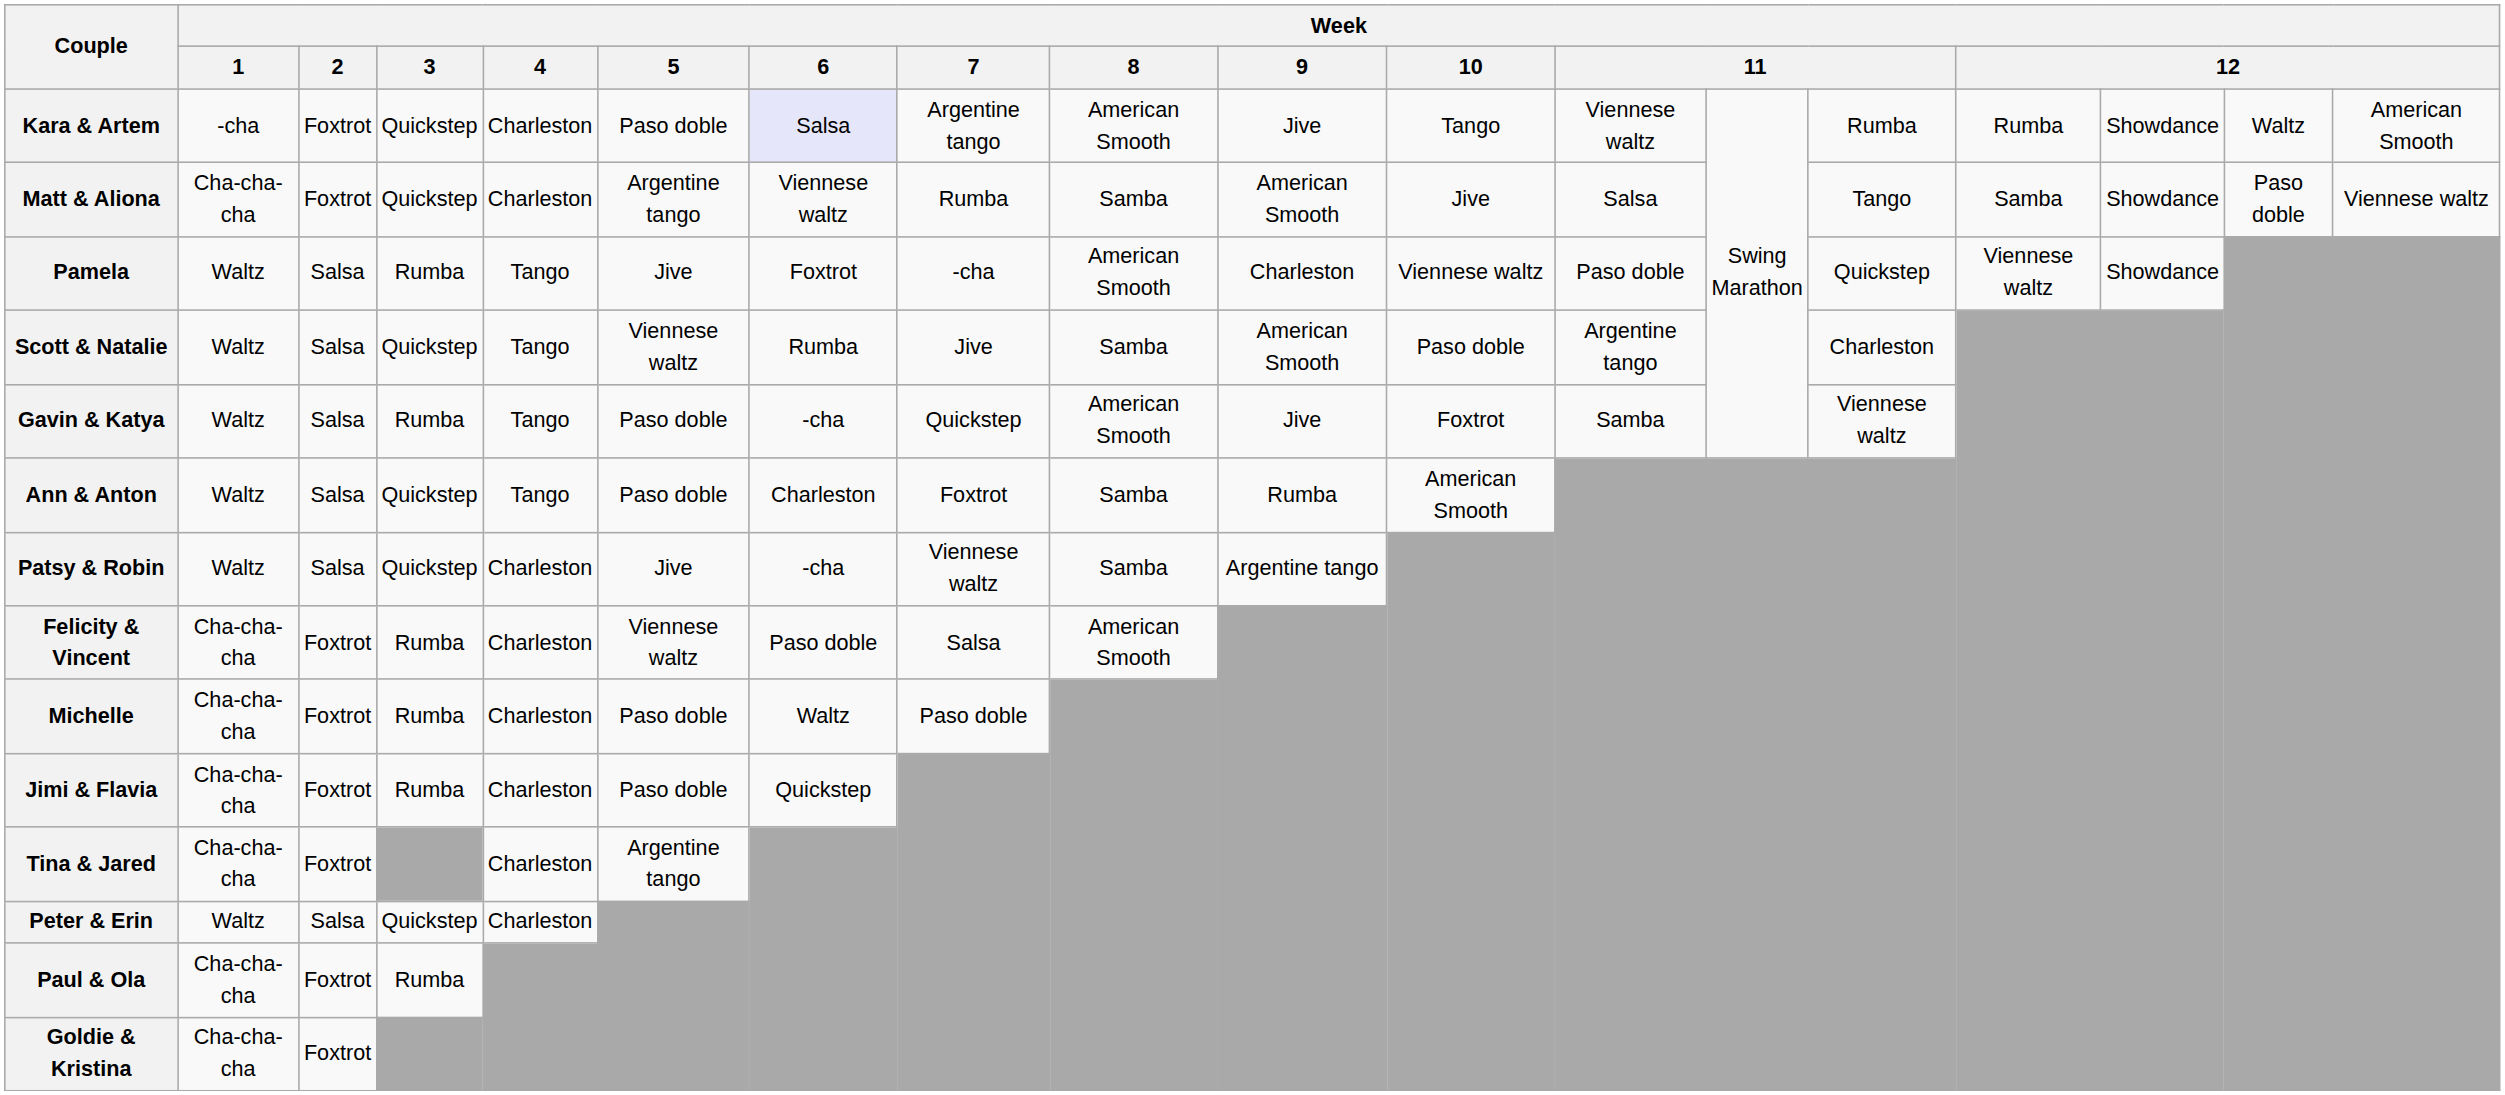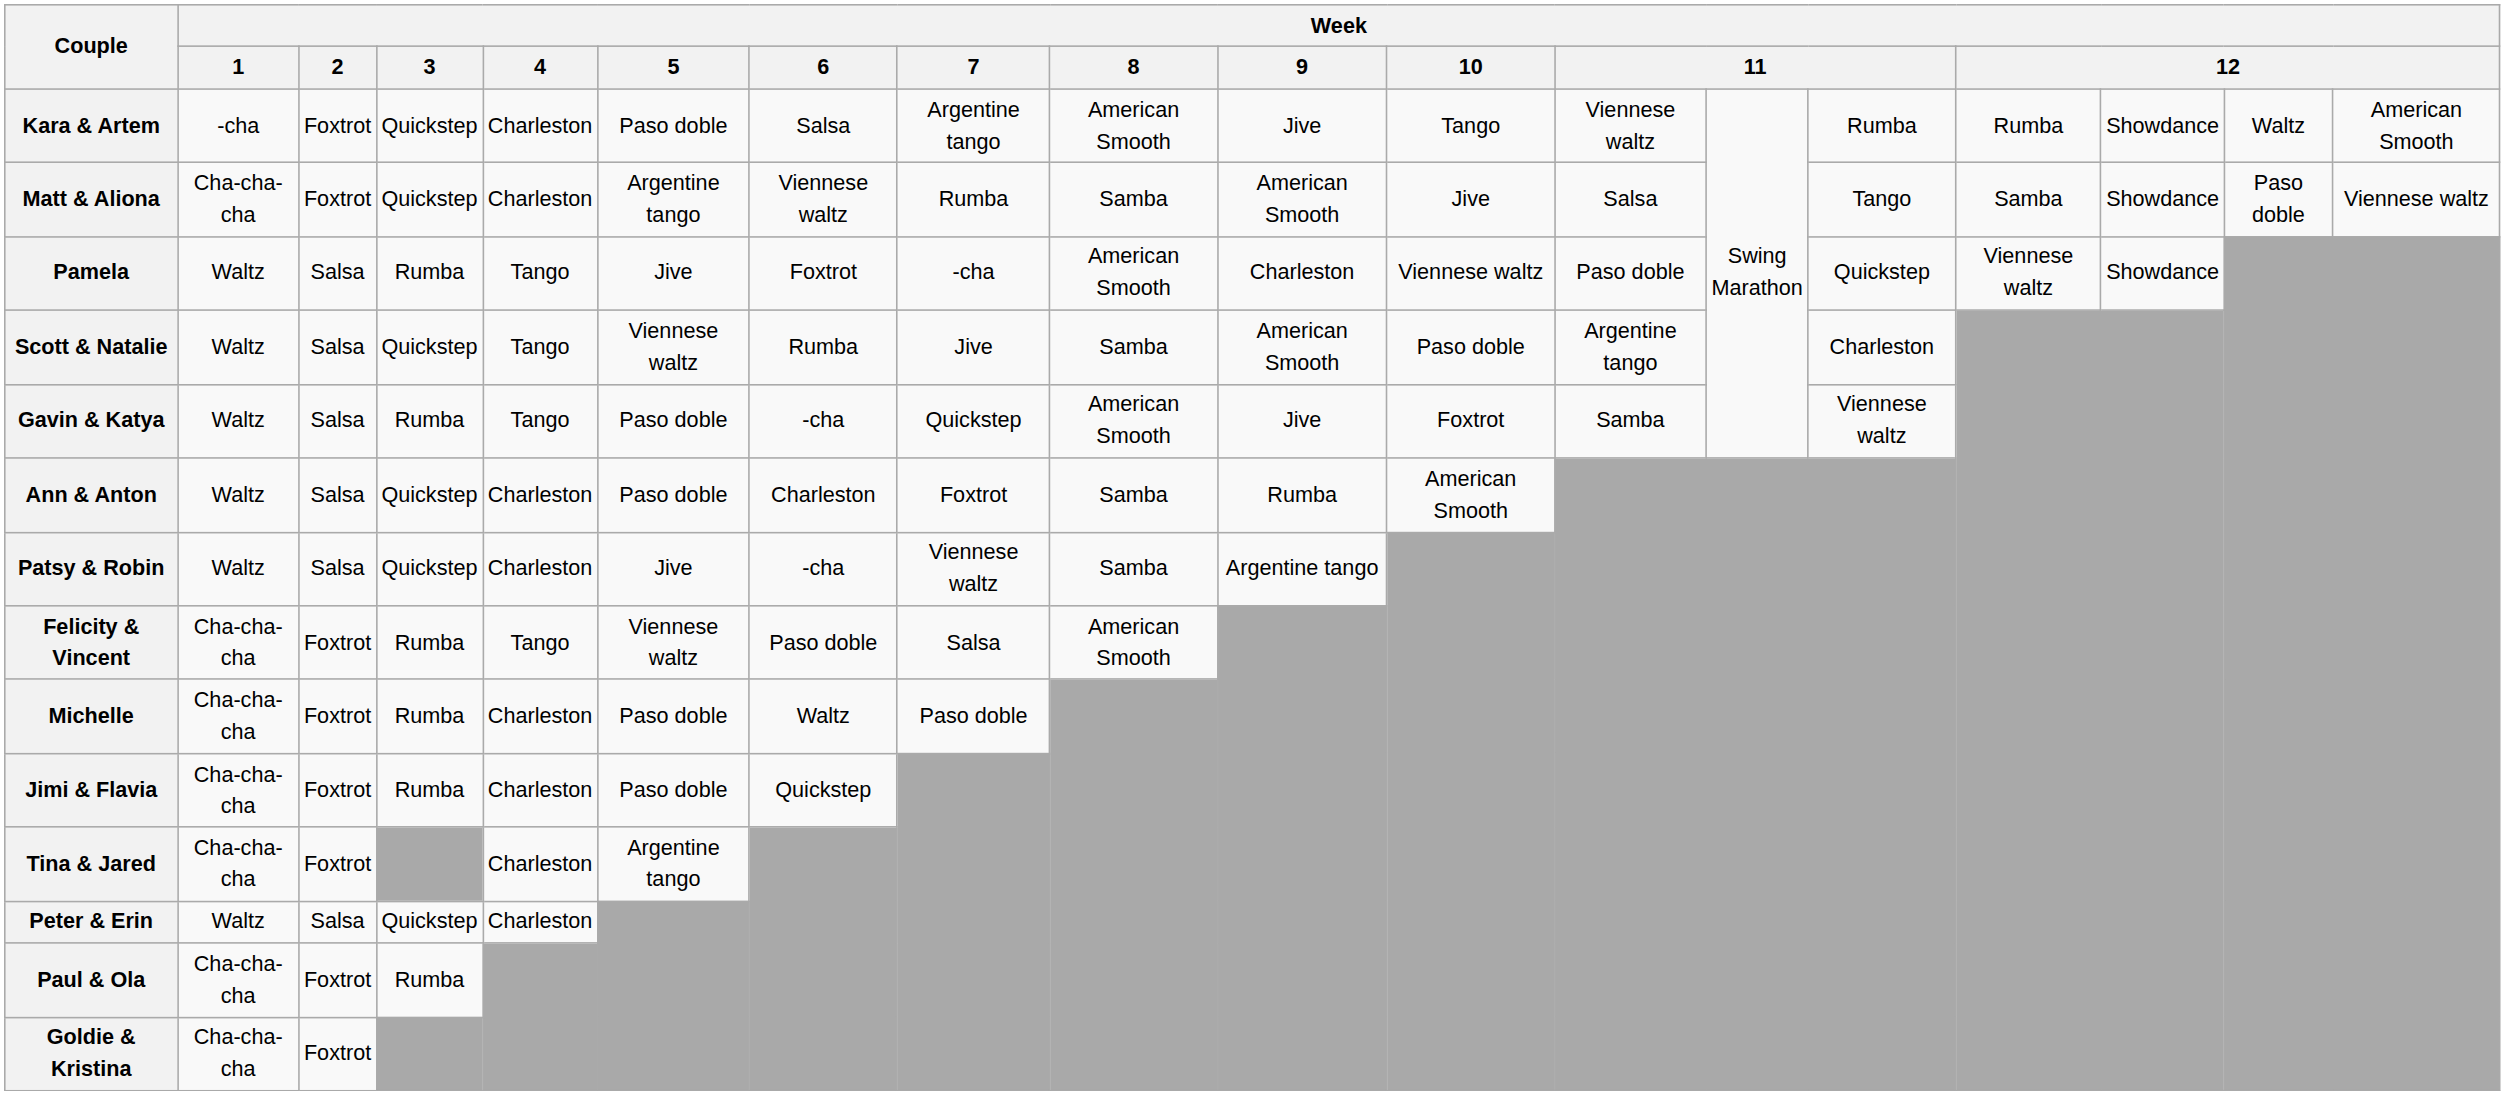(823, 125) lavender background -> (823, 125) no background
(540, 494) Tango -> (540, 494) Charleston
(540, 641) Charleston -> (540, 641) Tango
